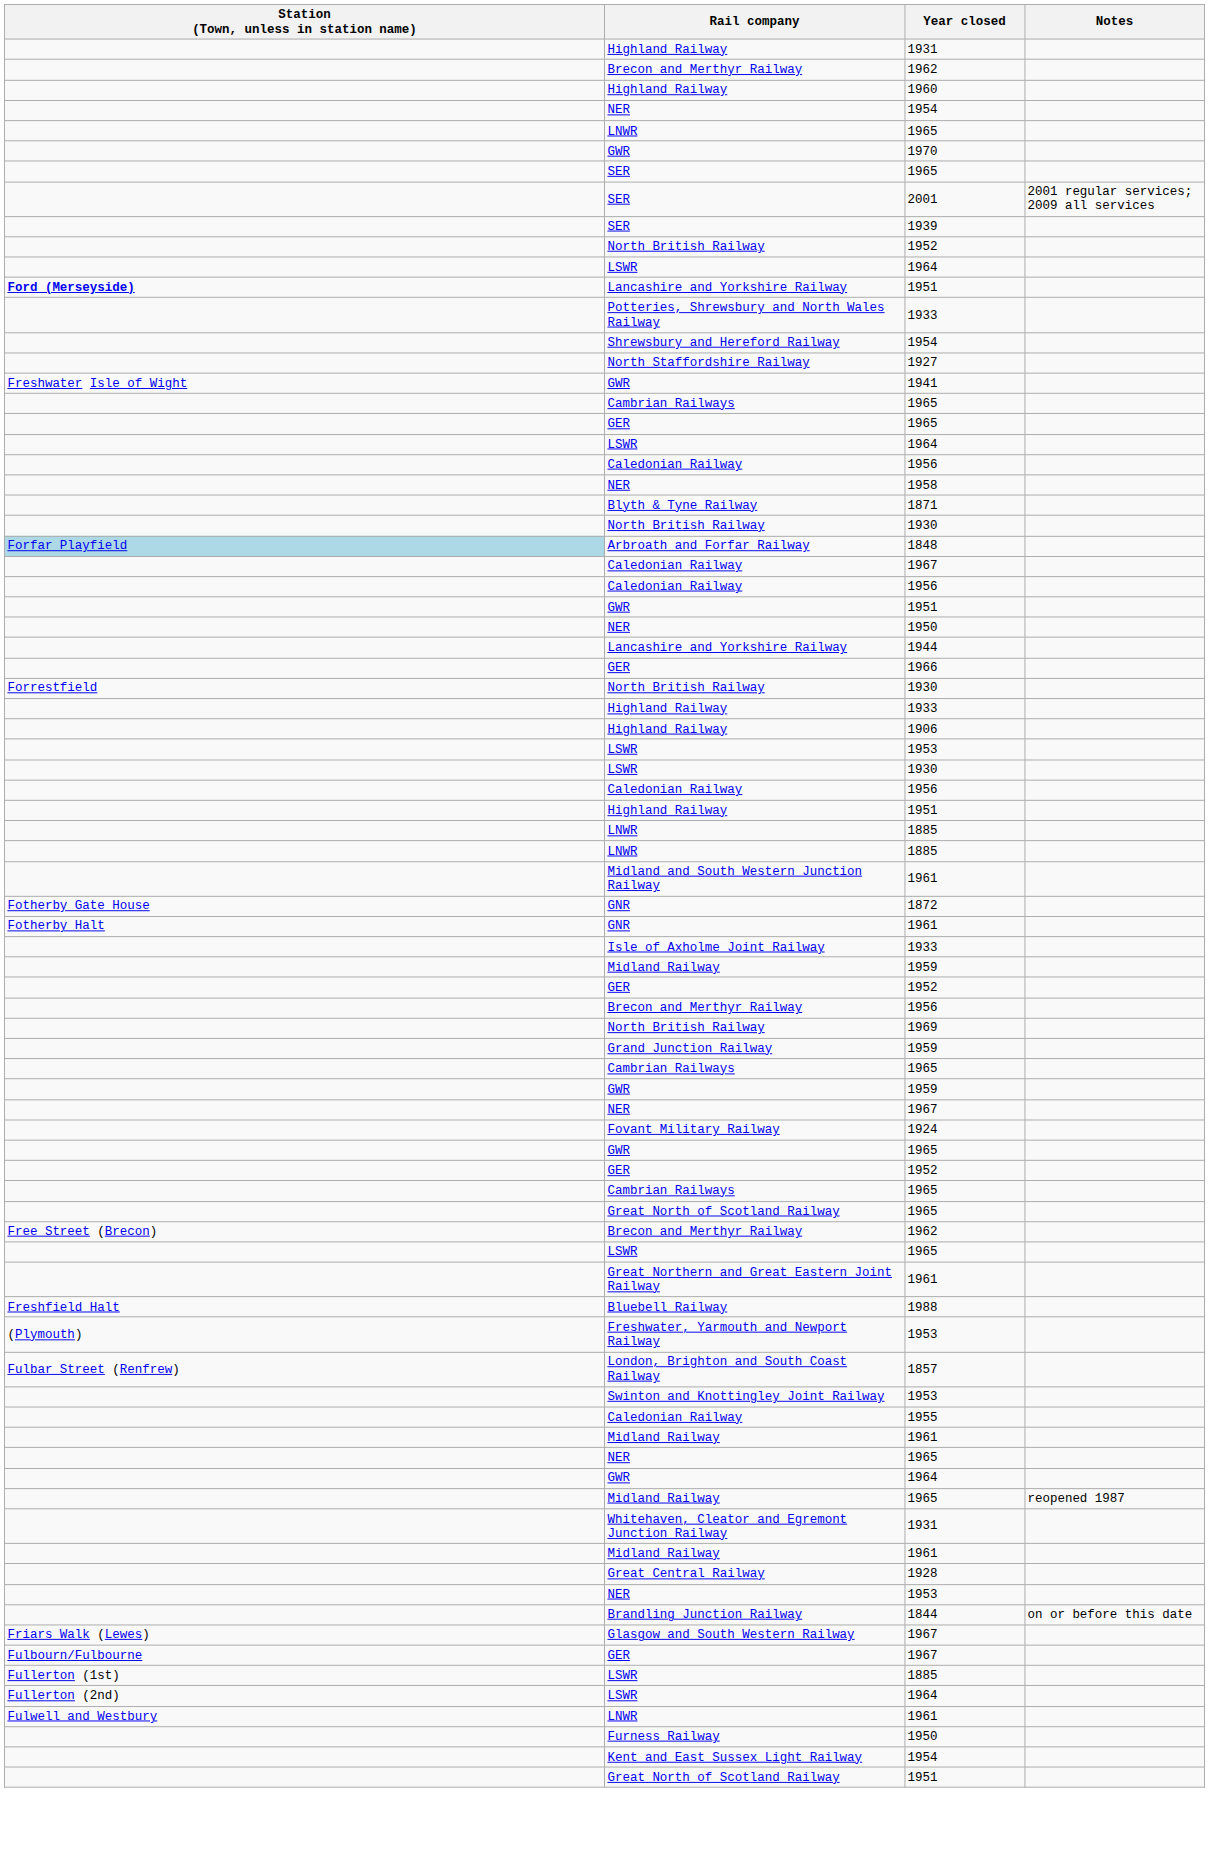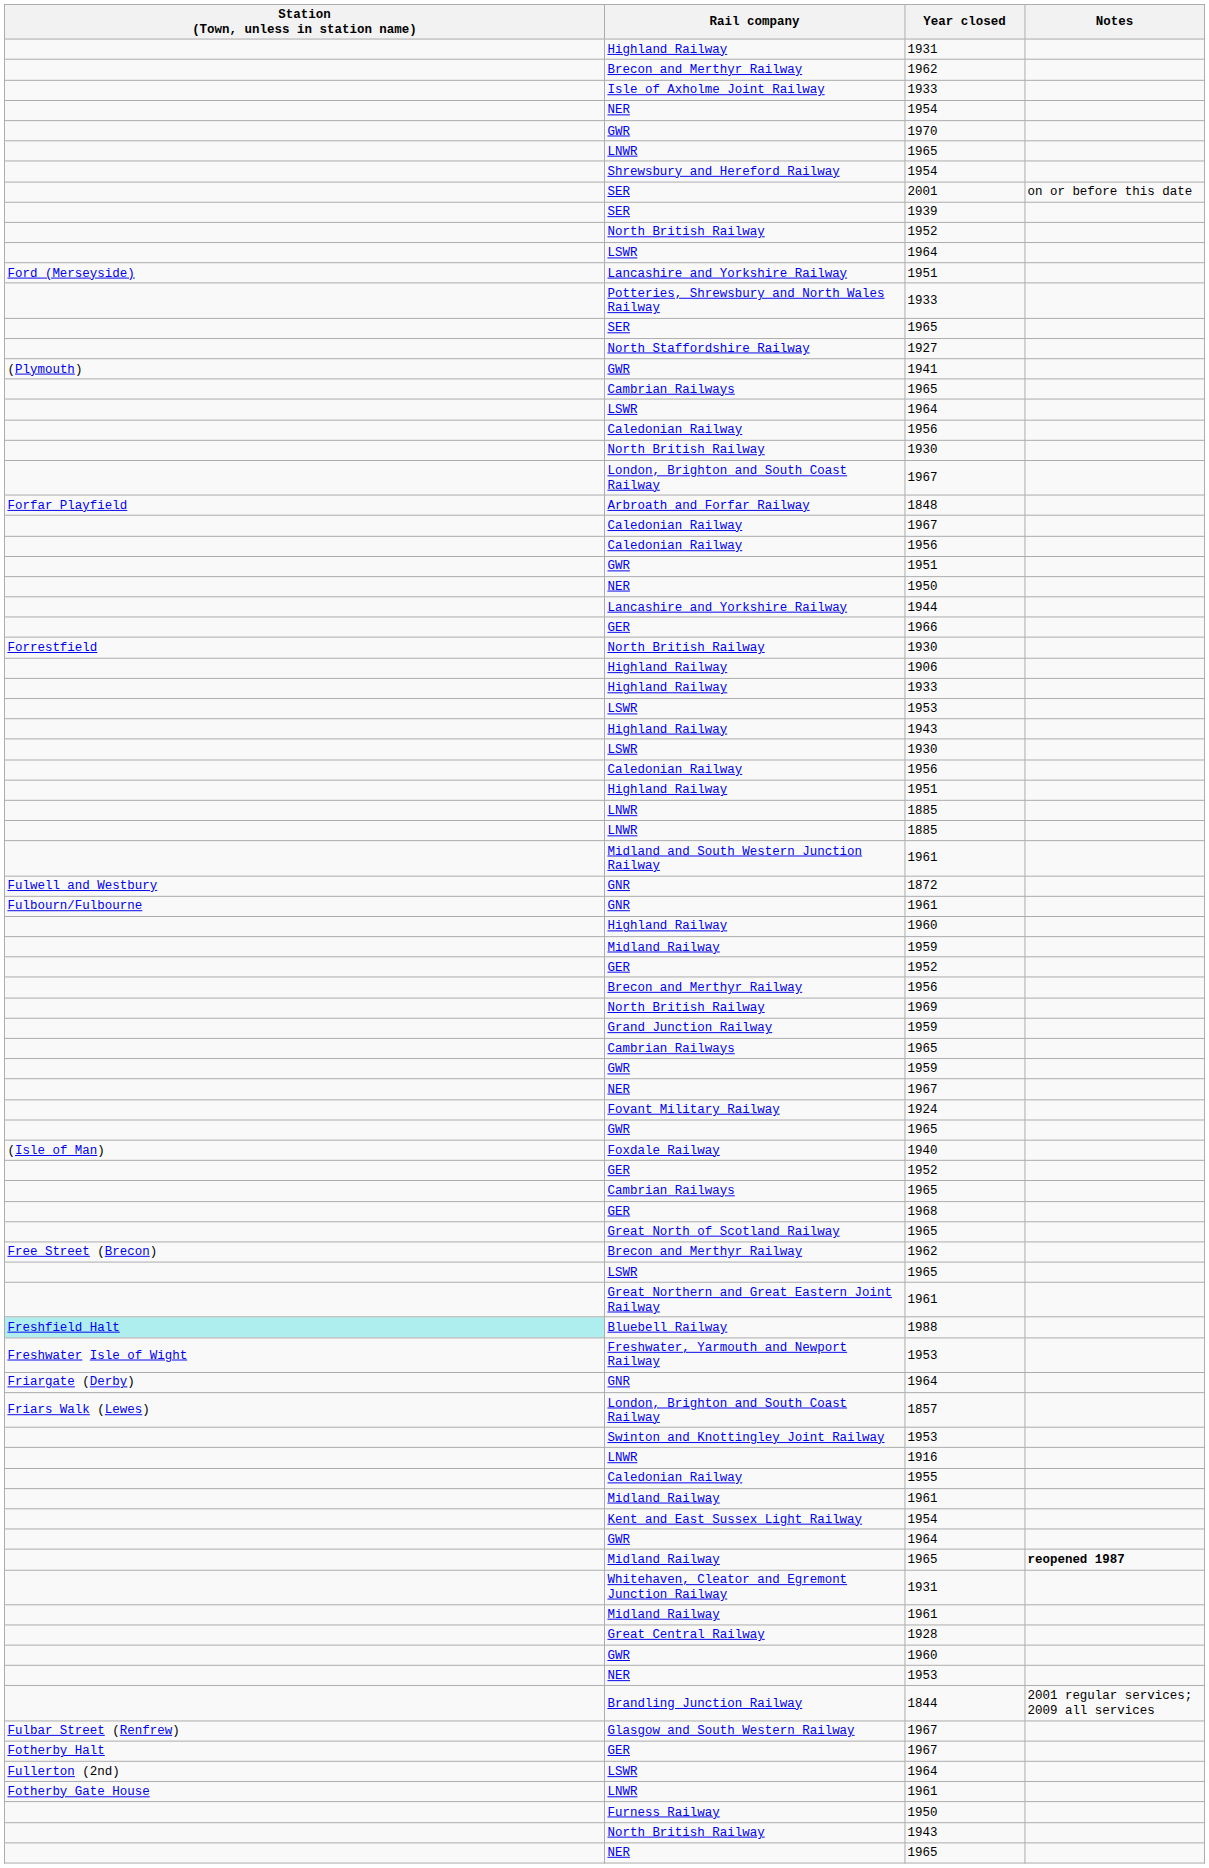rows swapped: (716, 947) <-> (667, 90)
rows swapped: (622, 131) <-> (619, 151)
rows swapped: (619, 171) <-> (724, 343)
(1110, 199) 2001 regular services; 2009 all services -> (1110, 192) on or before this date
(71, 288) bold -> (71, 273) normal
(97, 383) Freshwater Isle of Wight -> (45, 369) (Plymouth)
- row: (619, 424)
- row: (619, 485)
- row: (682, 505)
+ row: (727, 478)
(67, 546) lightblue background -> (67, 505) no background
rows swapped: (667, 709) <-> (667, 729)
+ row: (667, 729)
(79, 906) Fotherby Gate House -> (82, 886) Fulwell and Westbury
(56, 927) Fotherby Halt -> (75, 906) Fulbourn/Fulbourne
+ row: (664, 1150)
+ row: (619, 1211)
(64, 1307) no background -> (64, 1327) paleturquoise background
(45, 1335) (Plymouth) -> (97, 1355) Freshwater Isle of Wight
+ row: (619, 1382)
(94, 1369) Fulbar Street (Renfrew) -> (79, 1410) Friars Walk (Lewes)
+ row: (622, 1458)
rows swapped: (735, 1757) <-> (619, 1458)
(1076, 1499) normal -> (1076, 1560) bold
+ row: (619, 1655)
(1110, 1615) on or before this date -> (1110, 1703) 2001 regular services; 2009 all services
(79, 1635) Friars Walk (Lewes) -> (94, 1731) Fulbar Street (Renfrew)
(75, 1655) Fulbourn/Fulbourne -> (56, 1751) Fotherby Halt
- row: (622, 1676)
(82, 1716) Fulwell and Westbury -> (79, 1792) Fotherby Gate House
+ row: (686, 1832)
- row: (724, 1777)
